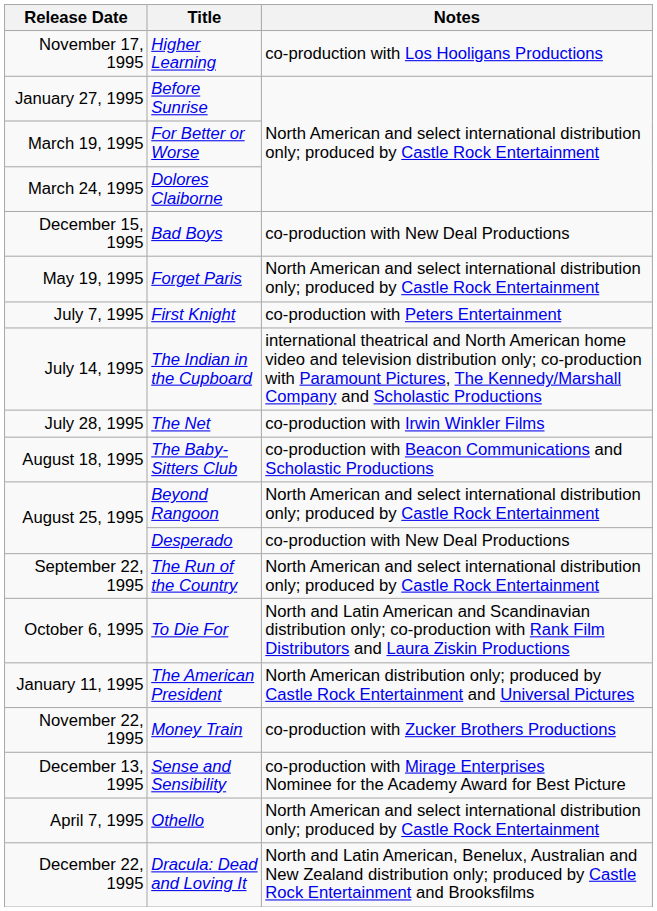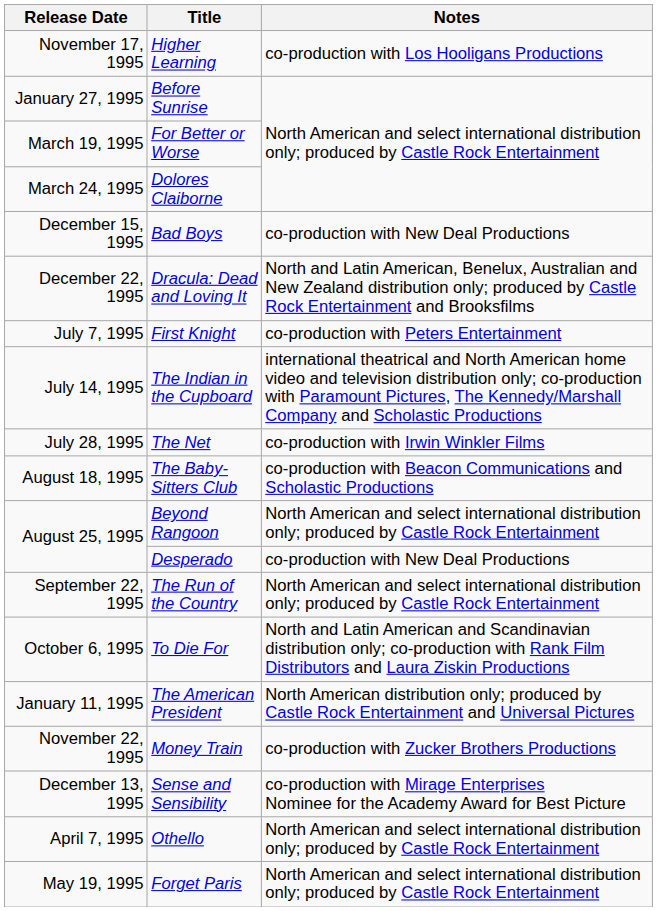rows swapped: (197, 278) <-> (204, 874)
